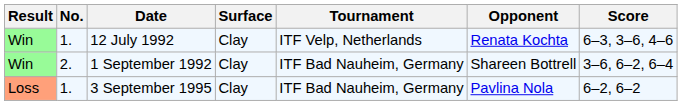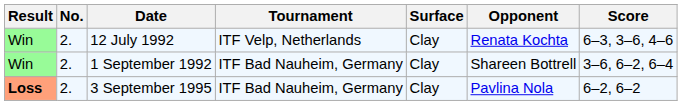columns swapped: (372, 15) <-> (246, 15)
(66, 39) 1. -> (66, 39) 2.
(23, 87) normal -> (25, 87) bold
(66, 87) 1. -> (66, 87) 2.
